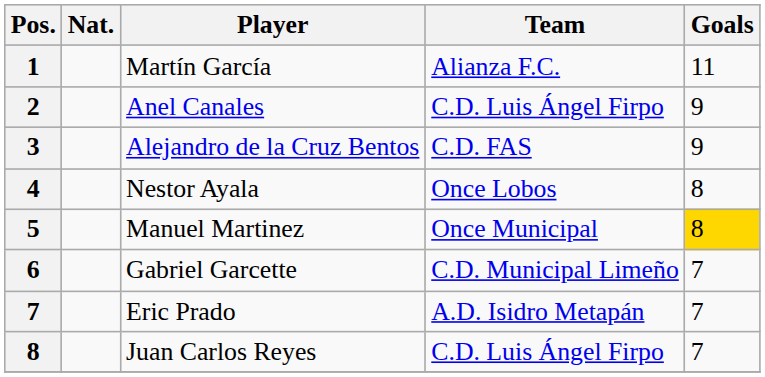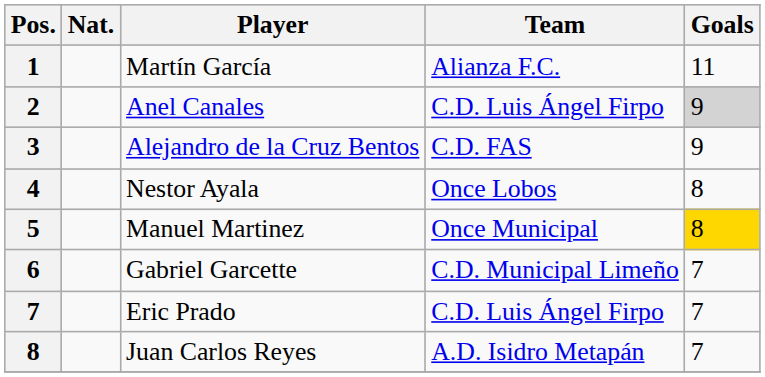(697, 106) no background -> (697, 106) lightgrey background
(538, 310) A.D. Isidro Metapán -> (548, 310) C.D. Luis Ángel Firpo
(548, 351) C.D. Luis Ángel Firpo -> (538, 351) A.D. Isidro Metapán
